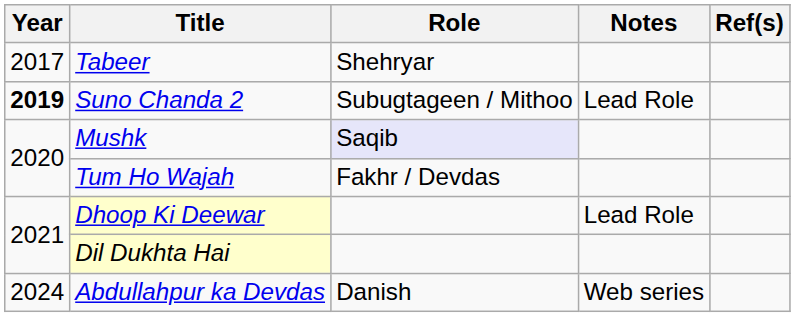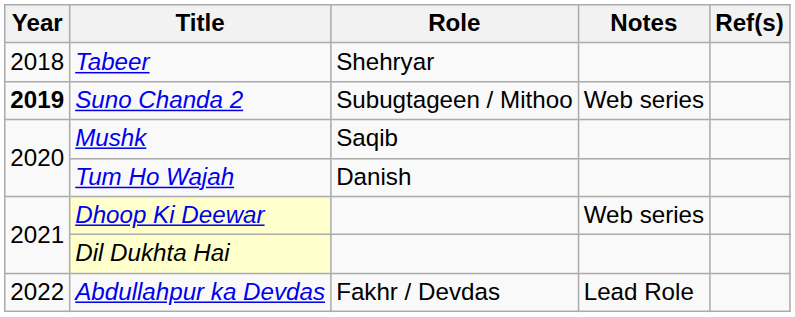(37, 61) 2017 -> (37, 61) 2018
(639, 100) Lead Role -> (644, 100) Web series
(367, 138) lavender background -> (367, 138) no background
(418, 176) Fakhr / Devdas -> (374, 176) Danish
(639, 215) Lead Role -> (644, 215) Web series
(37, 291) 2024 -> (37, 291) 2022
(374, 291) Danish -> (418, 291) Fakhr / Devdas
(644, 291) Web series -> (639, 291) Lead Role
